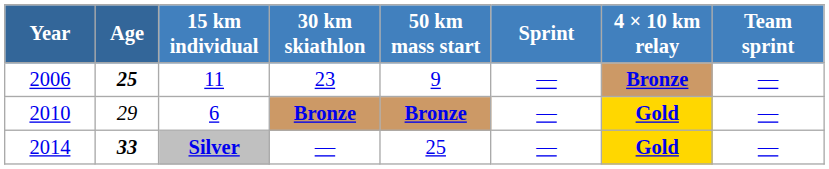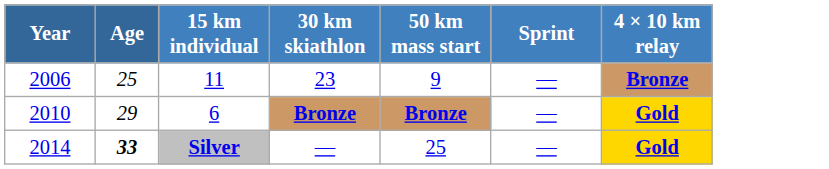- column: (768, 33)
(127, 79) bold -> (127, 79) normal
